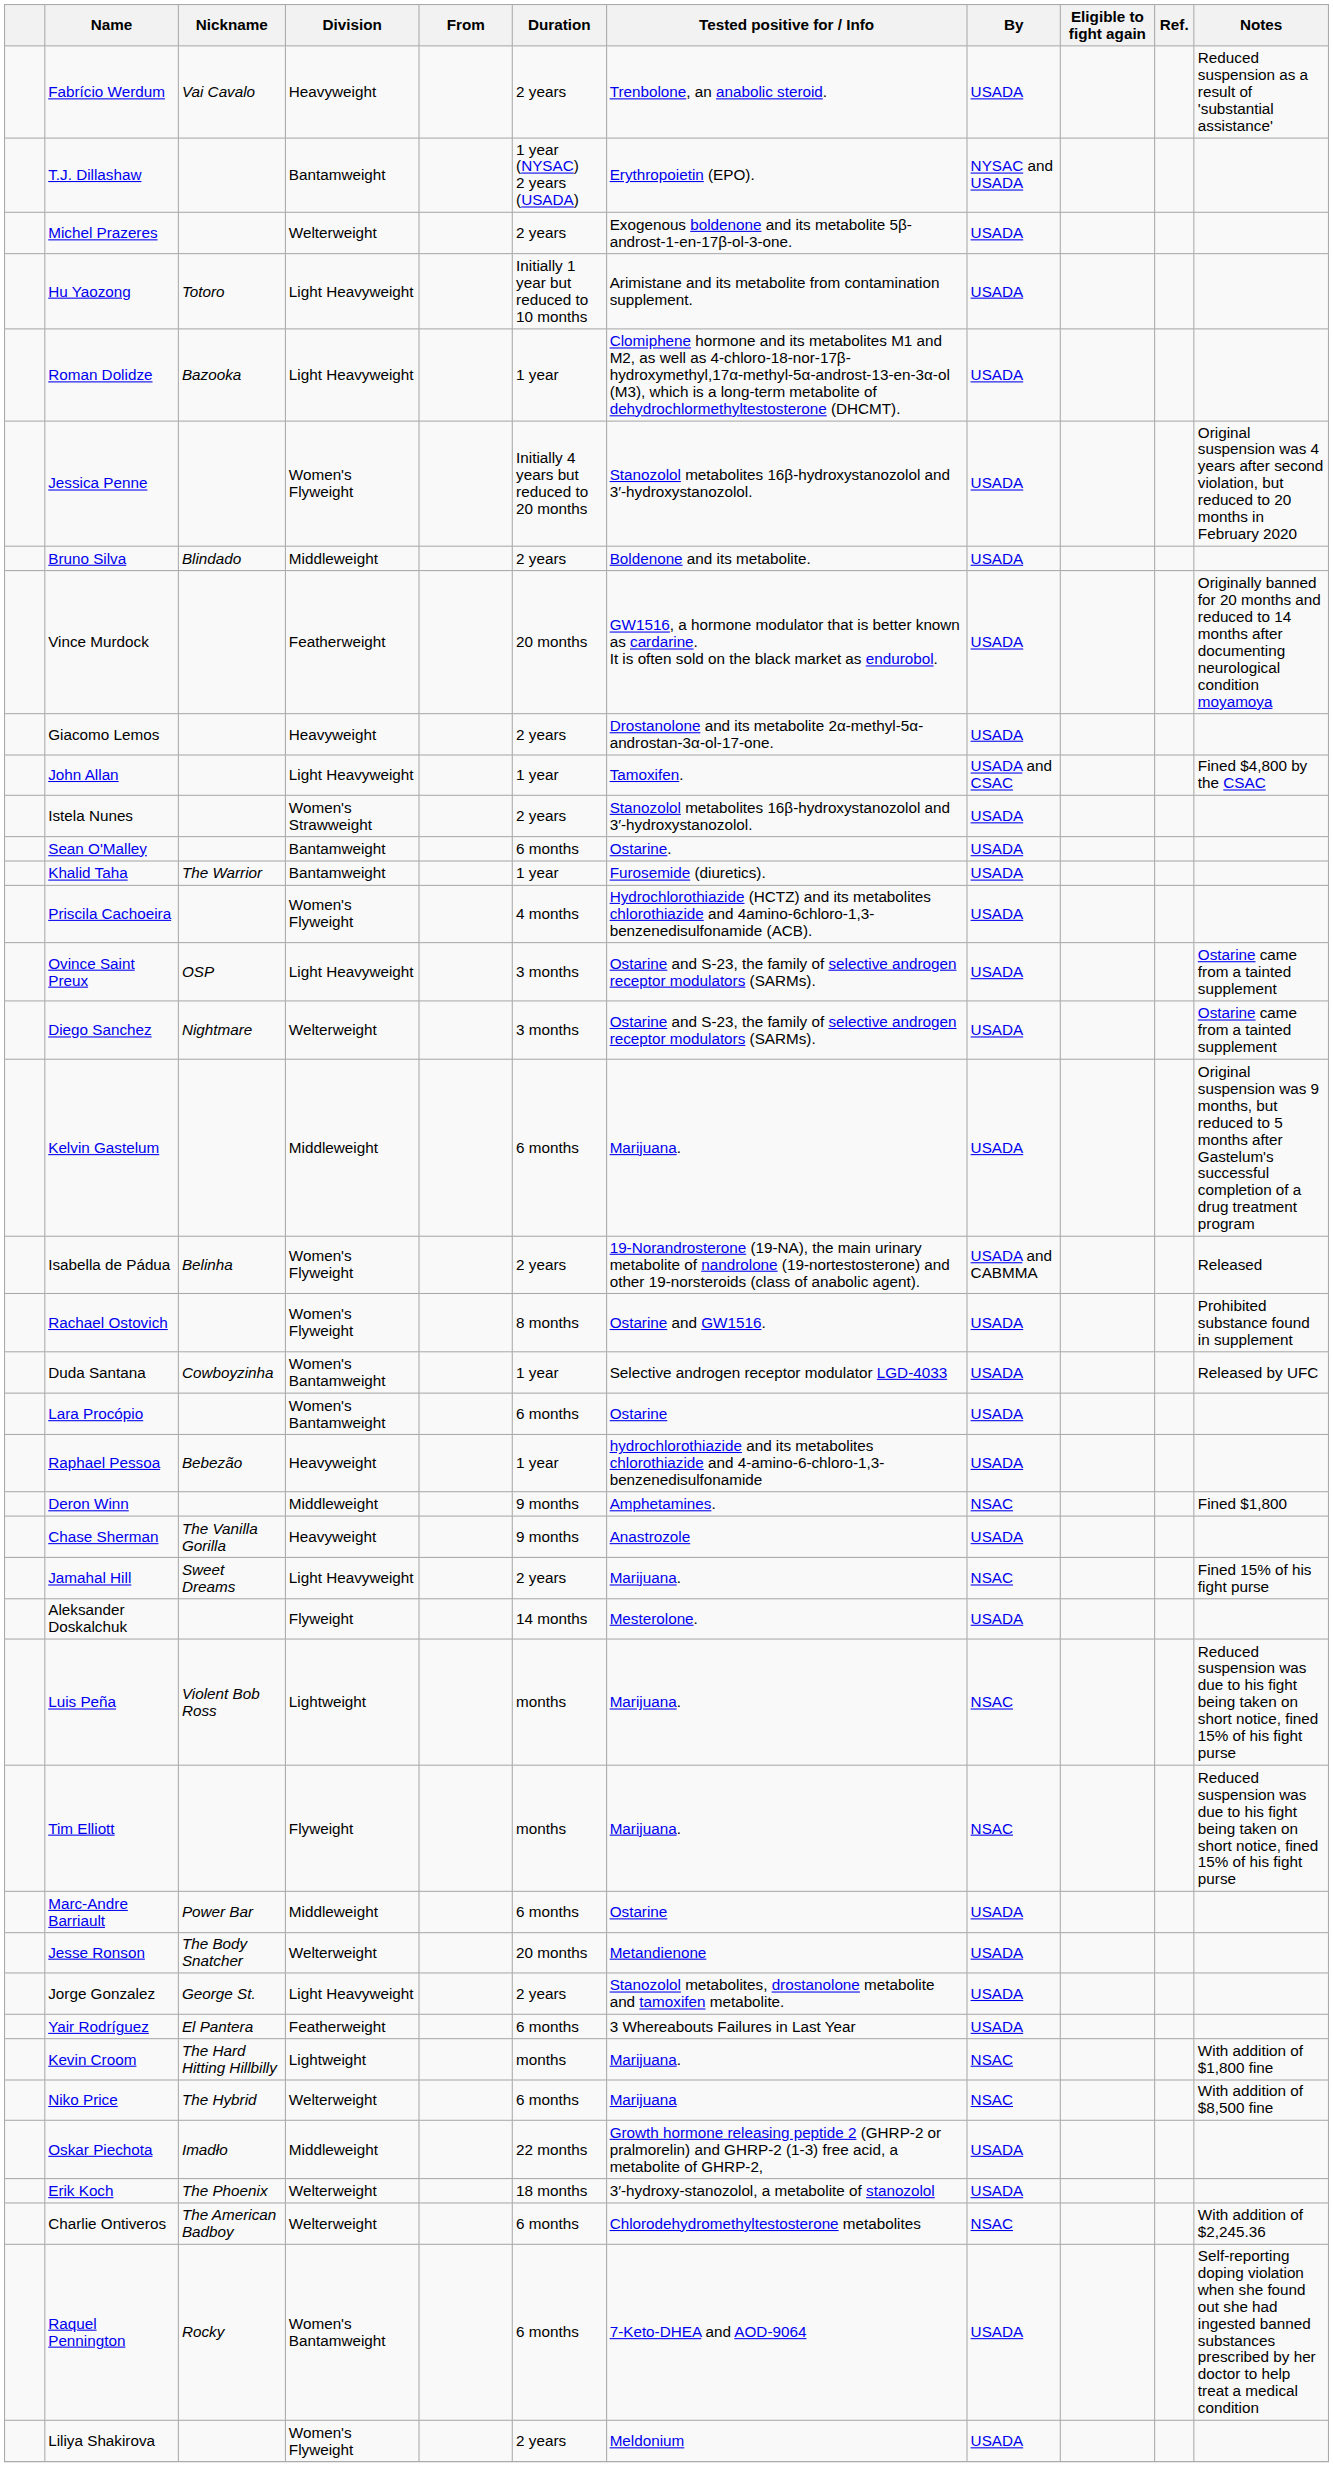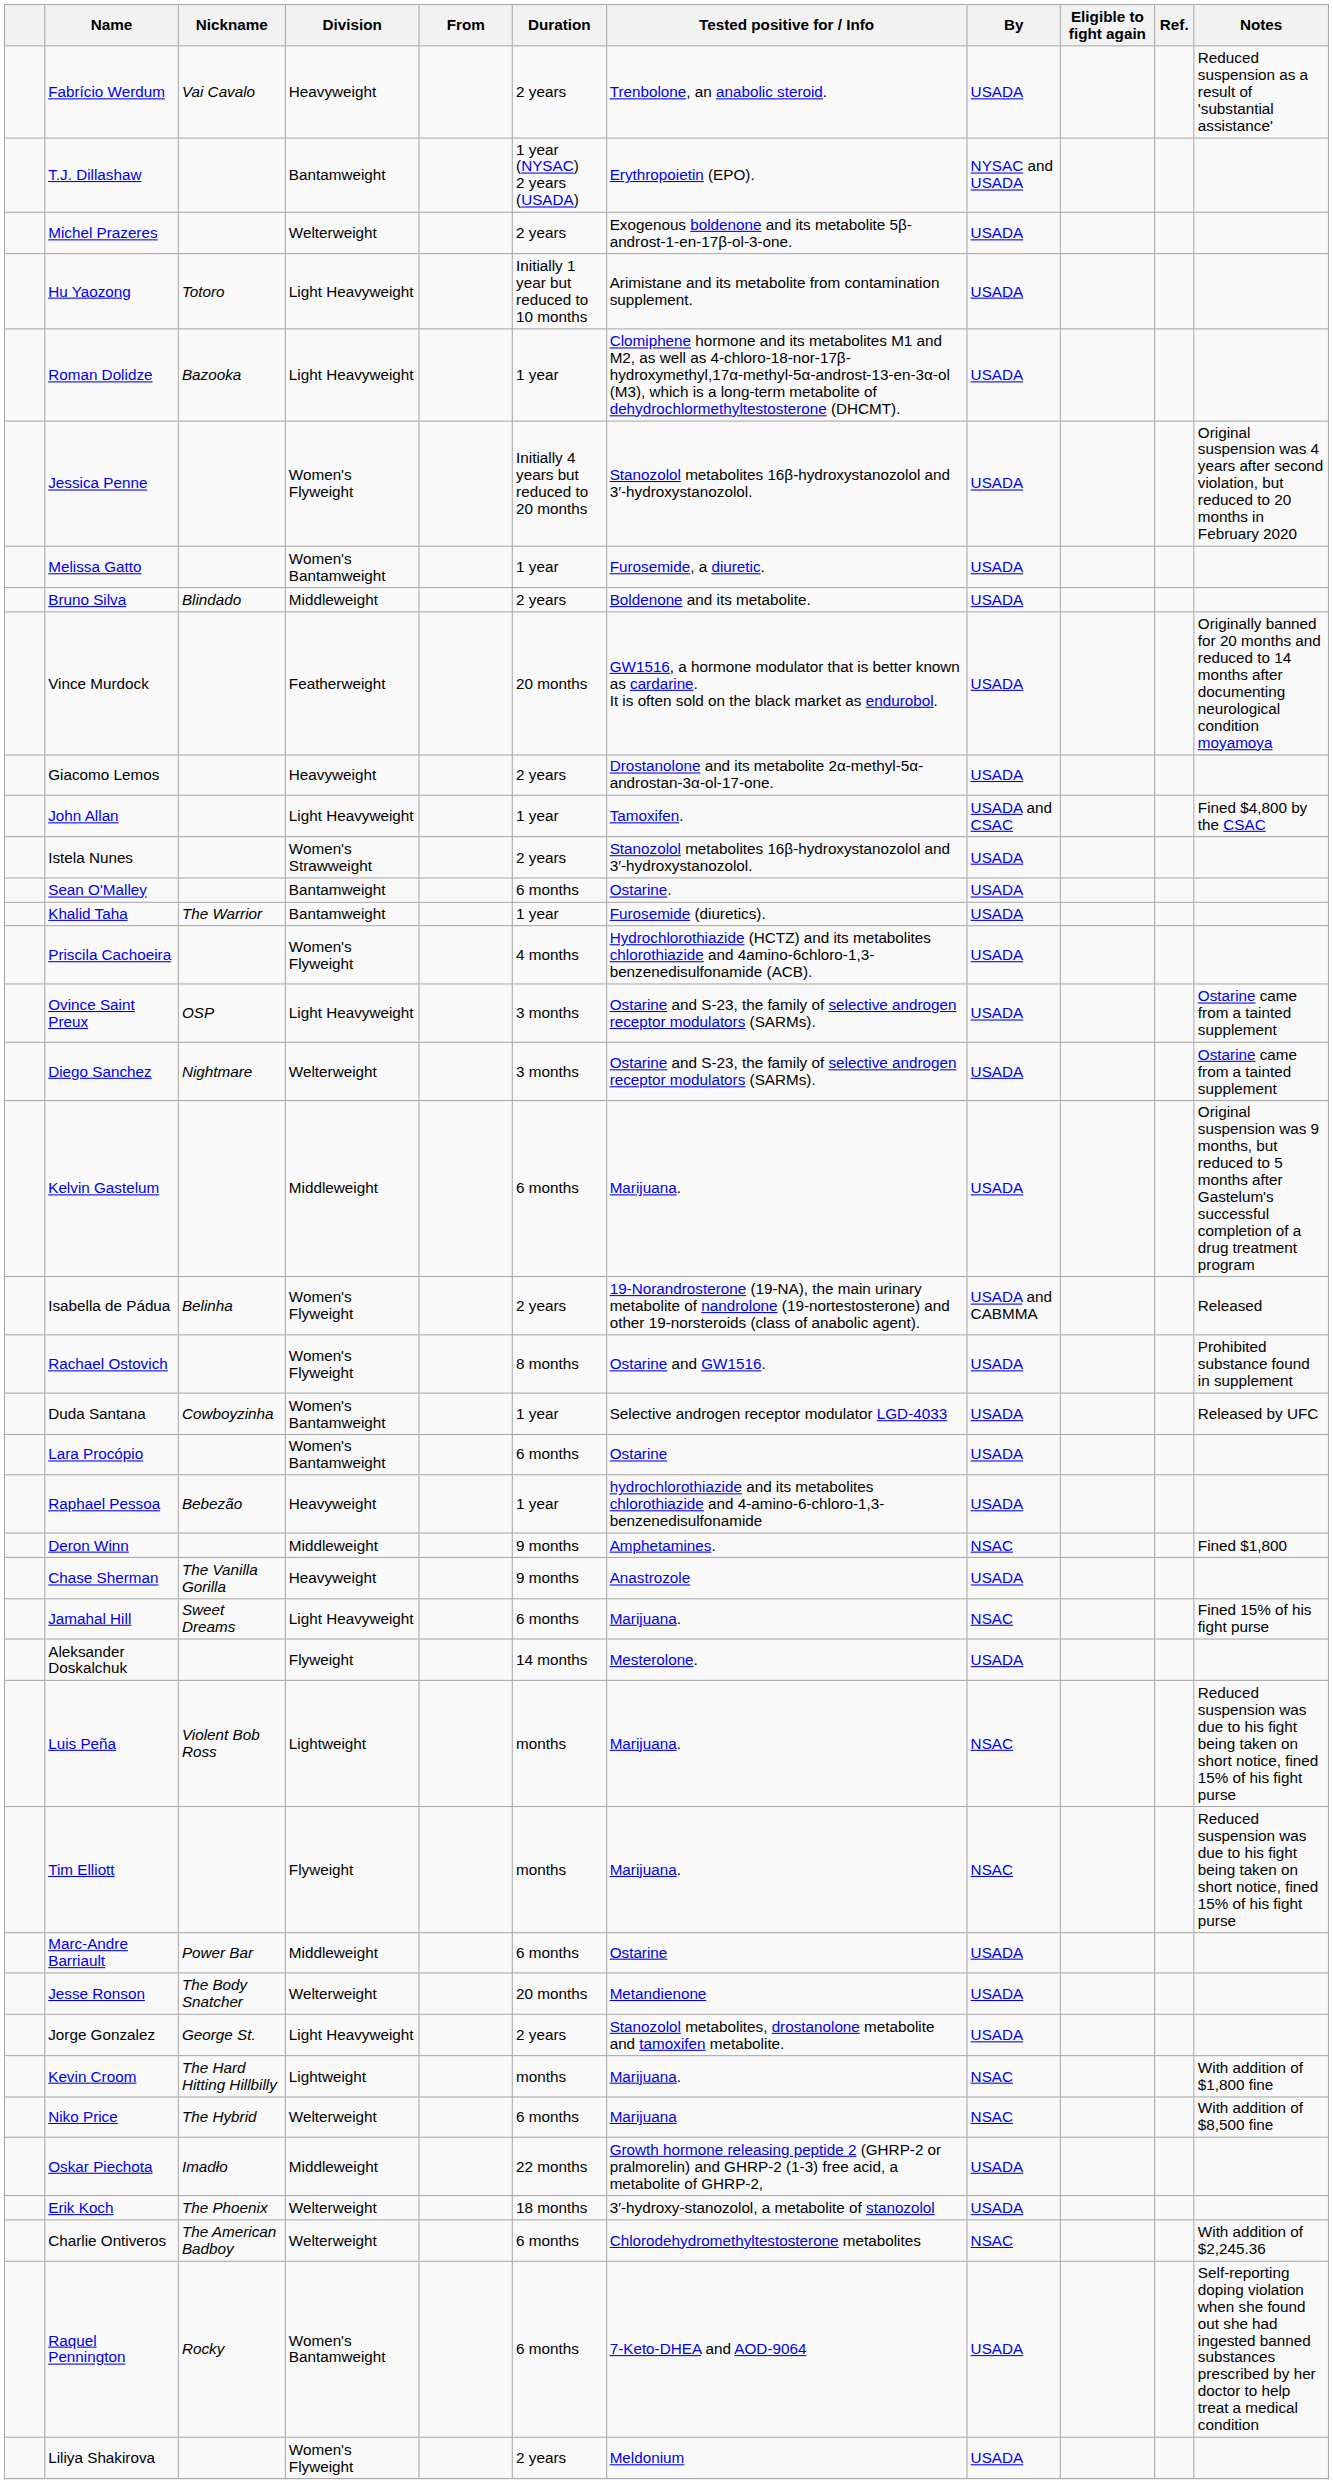+ row: (95, 567)
(541, 1578) 2 years -> (547, 1619) 6 months
- row: (99, 2027)
